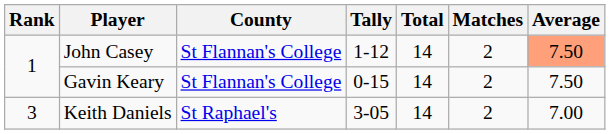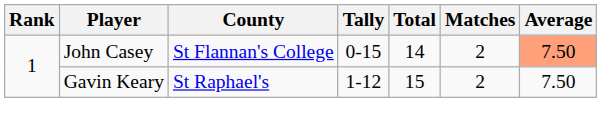(371, 50) 1-12 -> (363, 50) 0-15
(261, 81) St Flannan's College -> (221, 81) St Raphael's
(371, 81) 0-15 -> (363, 81) 1-12
(422, 81) 14 -> (415, 81) 15
- row: (118, 112)
